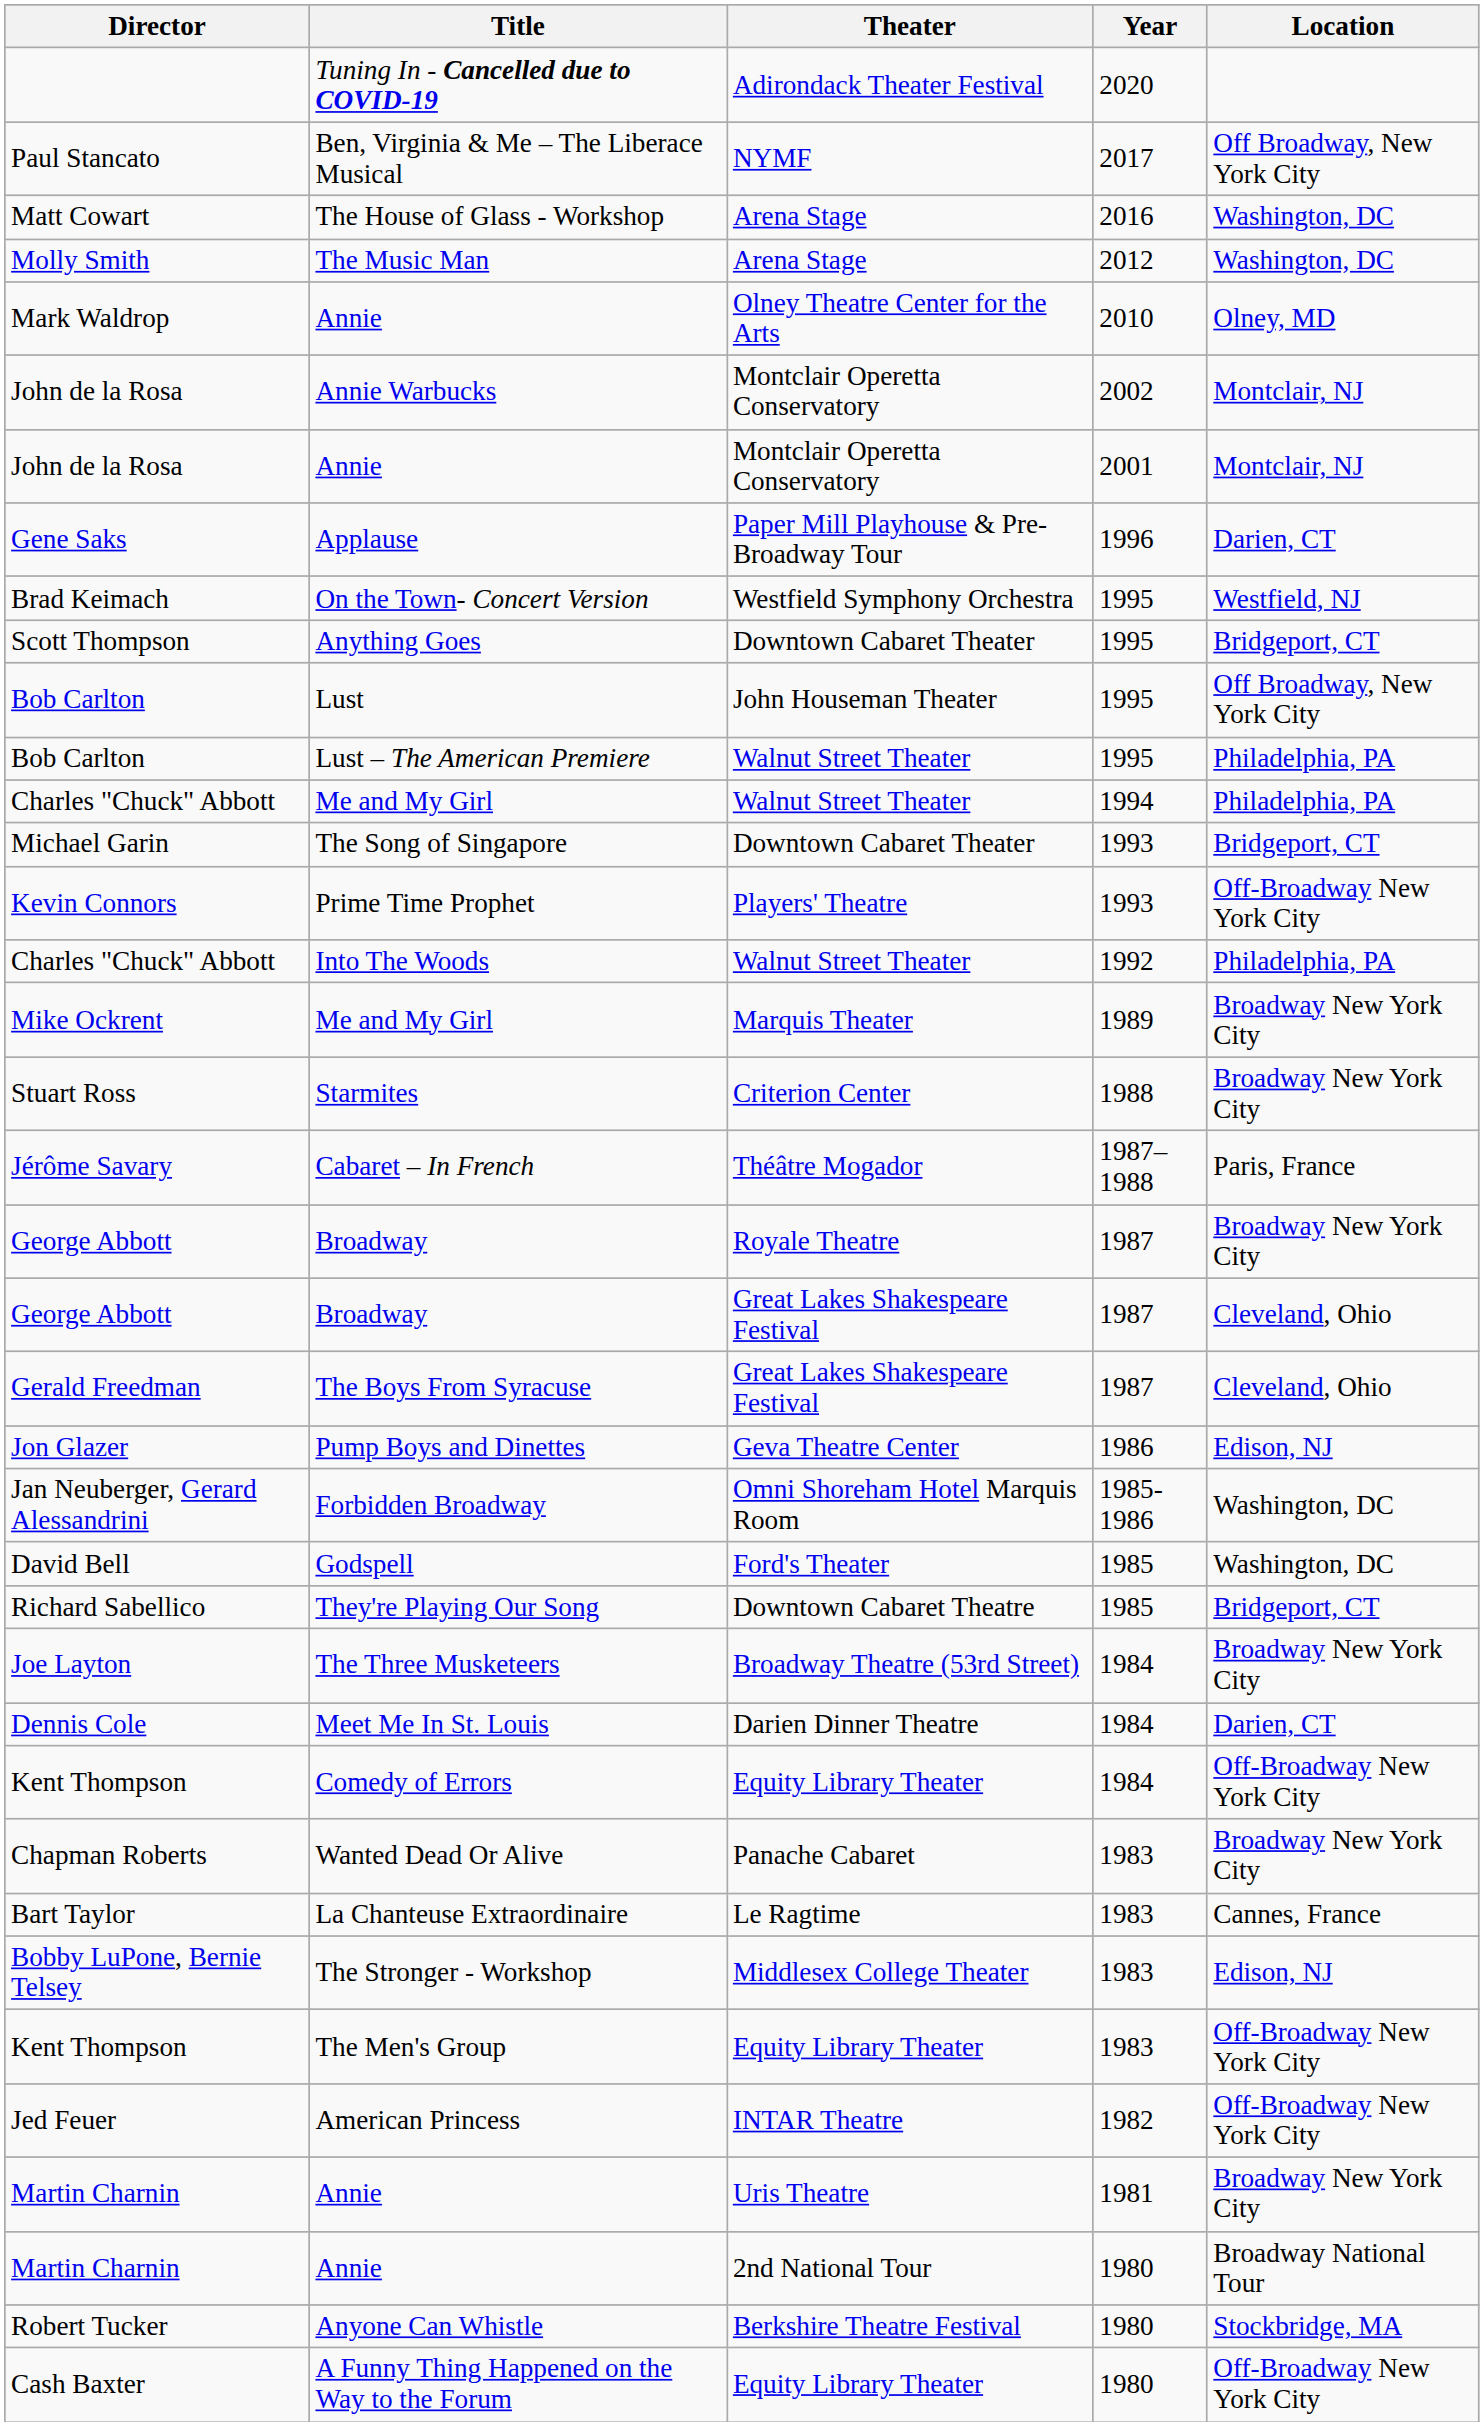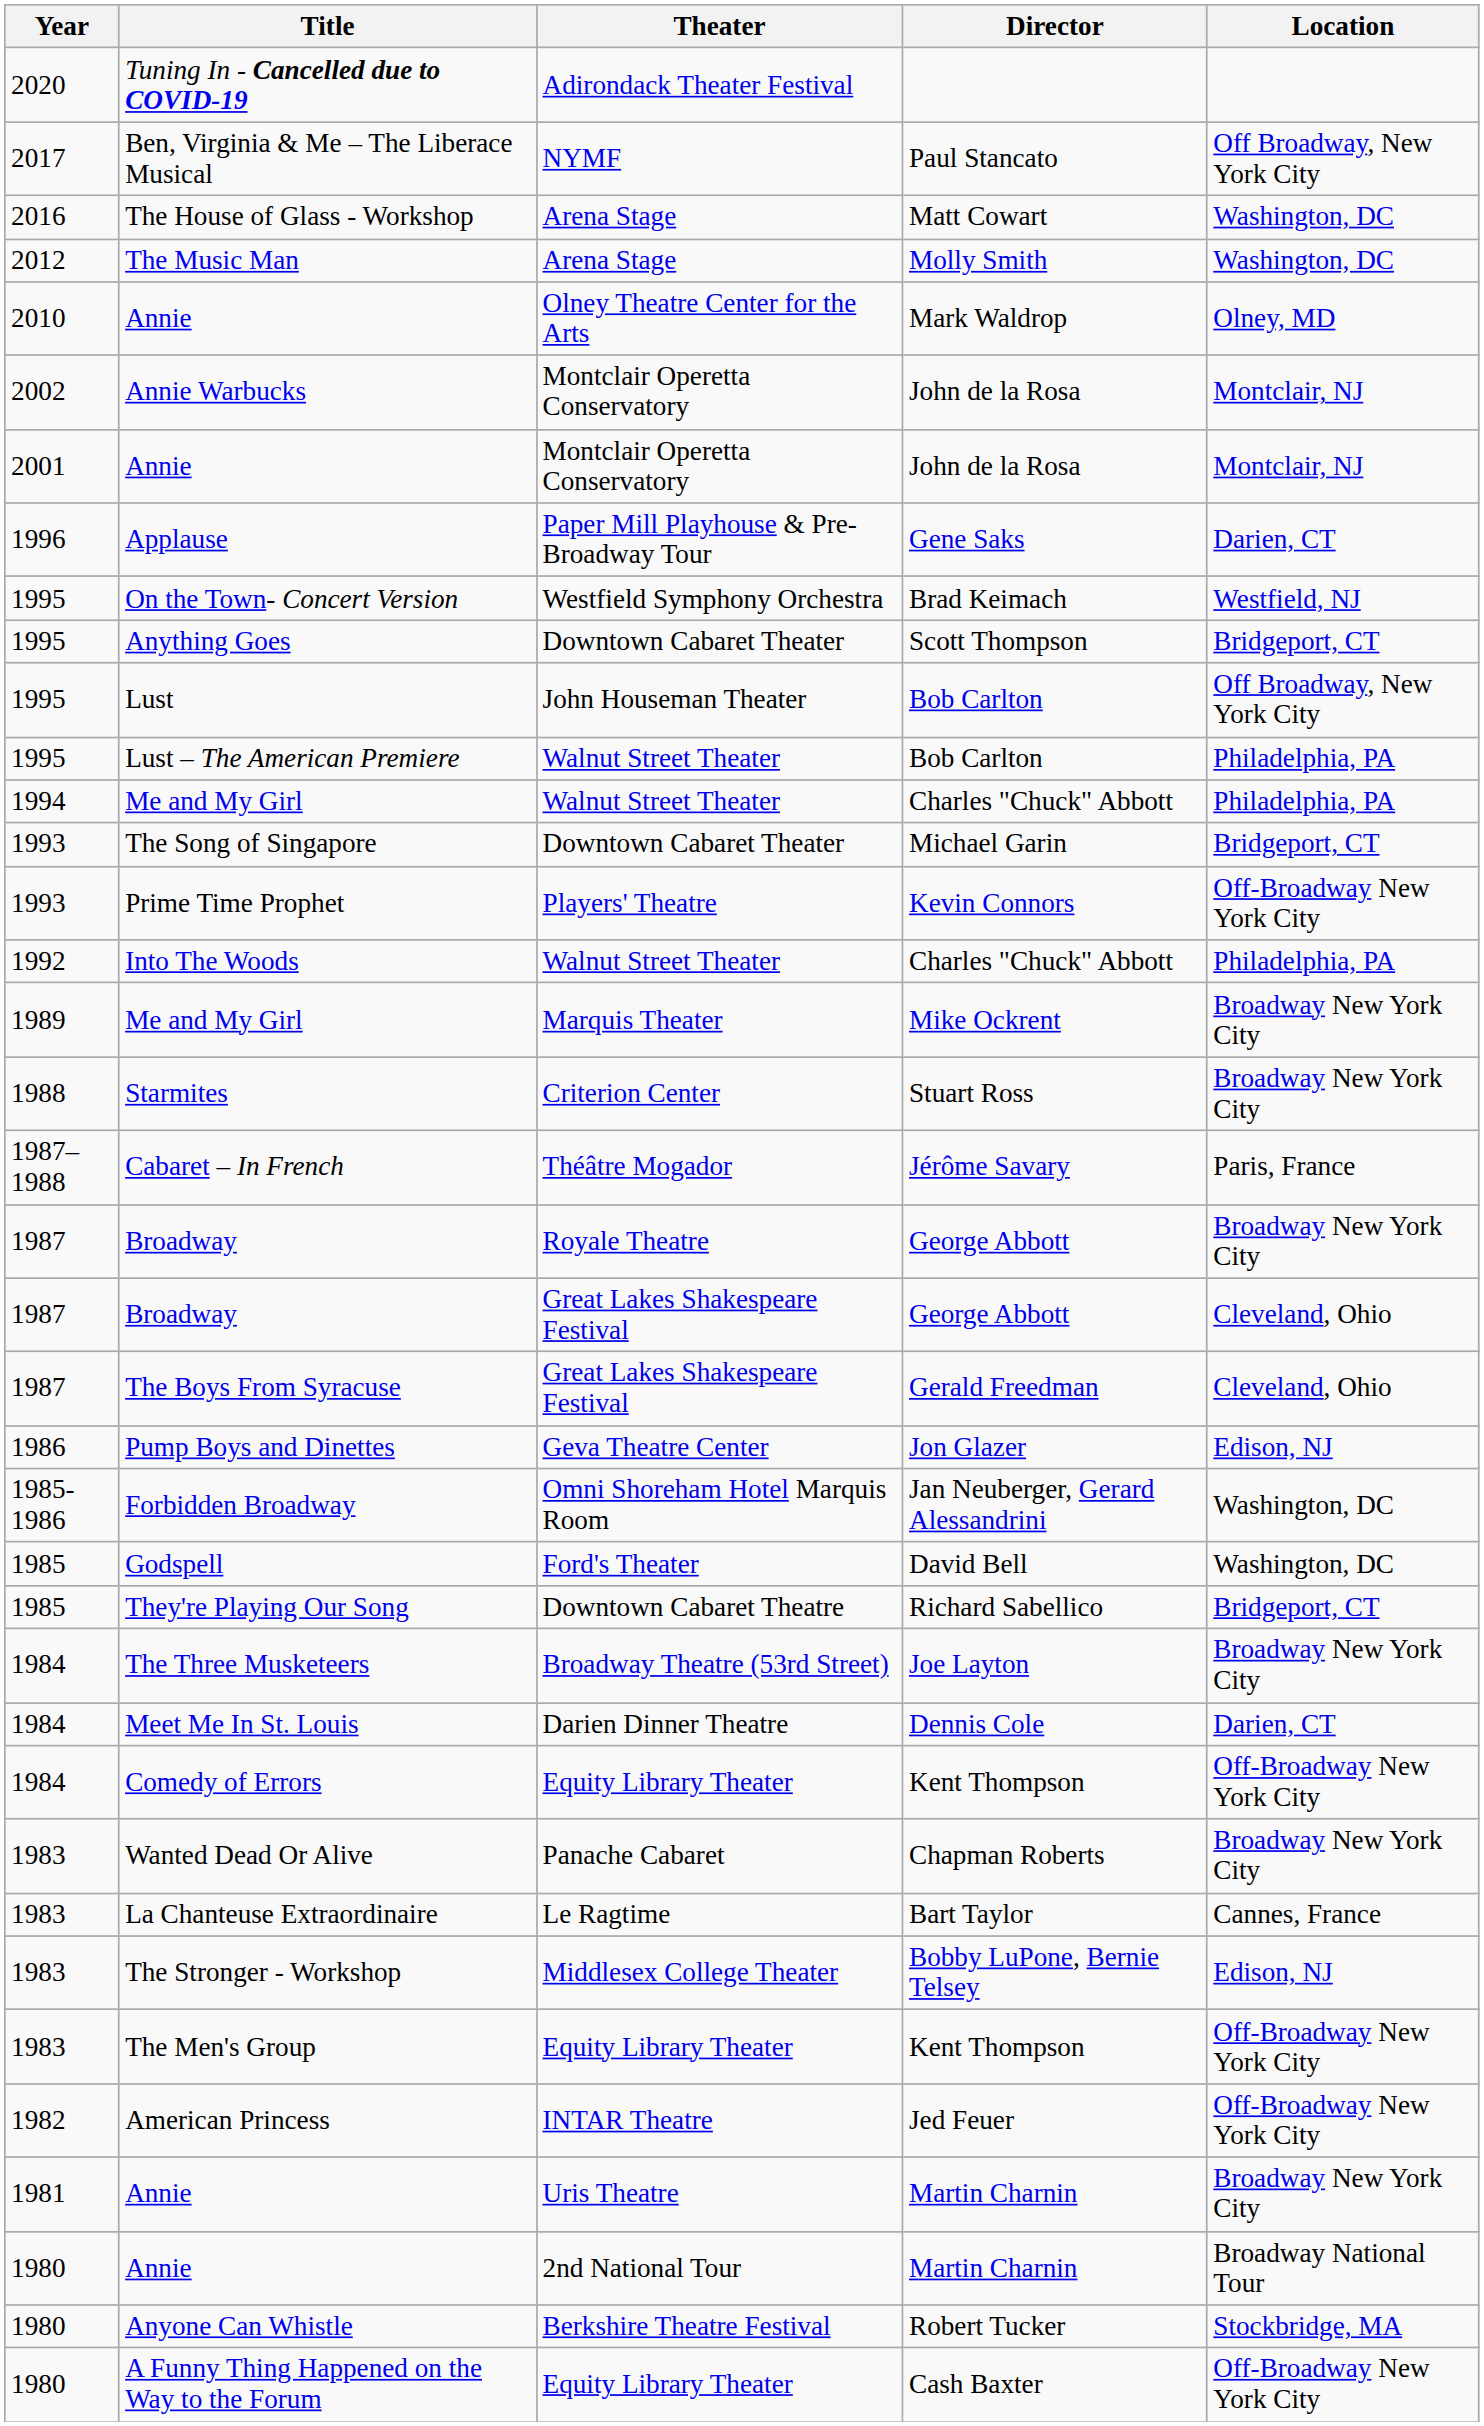columns swapped: (1150, 26) <-> (157, 26)
